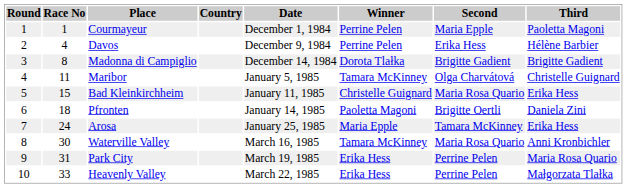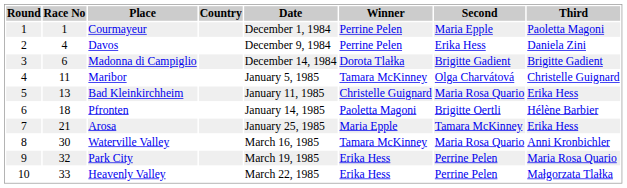(563, 45) Hélène Barbier -> (557, 45) Daniela Zini
(65, 61) 8 -> (65, 61) 6
(65, 93) 15 -> (65, 93) 13
(557, 109) Daniela Zini -> (563, 109) Hélène Barbier
(65, 126) 24 -> (65, 126) 21
(65, 158) 31 -> (65, 158) 32
